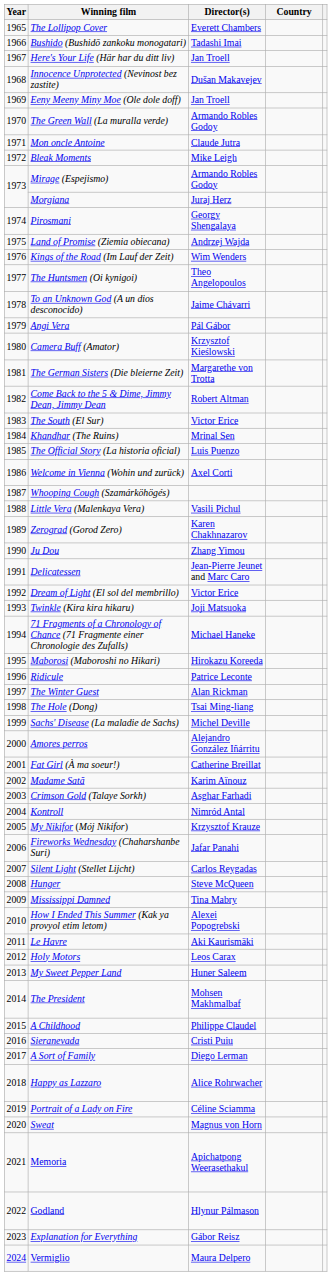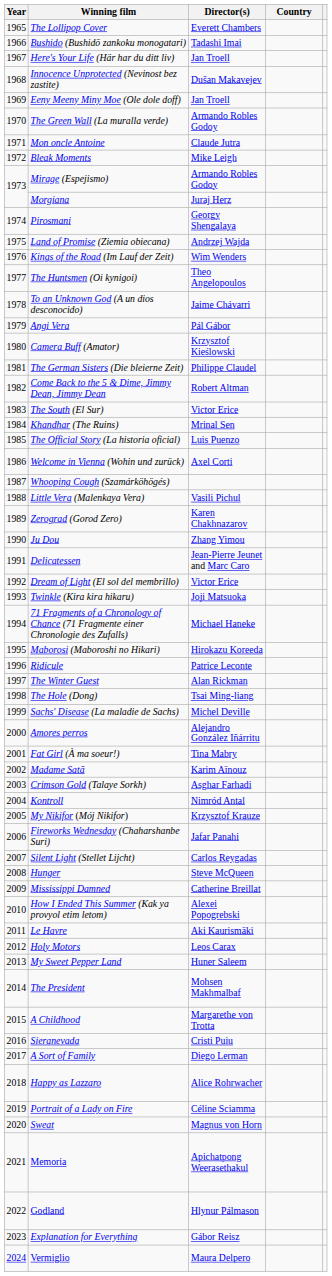(222, 373) Margarethe von Trotta -> (224, 367) Philippe Claudel
(226, 765) Catherine Breillat -> (214, 754) Tina Mabry
(214, 899) Tina Mabry -> (226, 888) Catherine Breillat
(224, 1025) Philippe Claudel -> (222, 1020) Margarethe von Trotta
